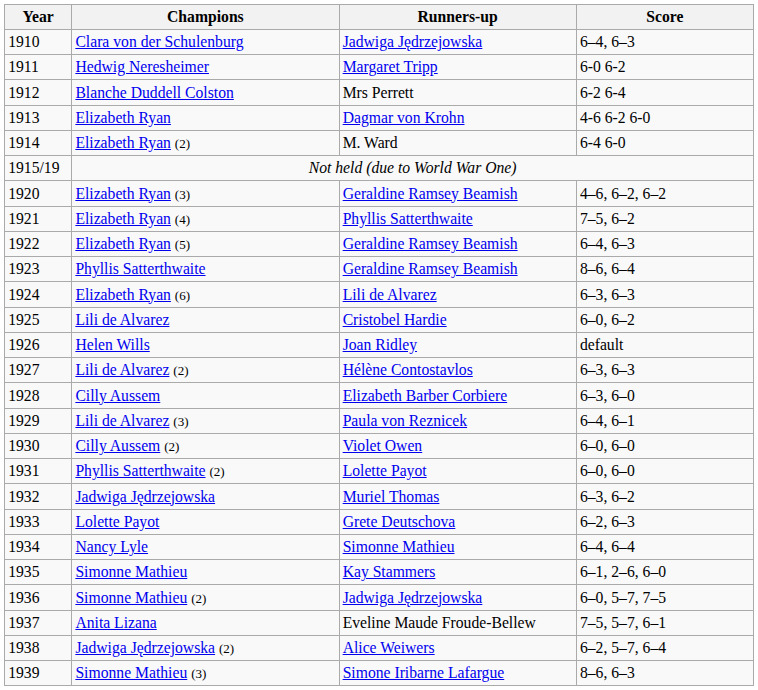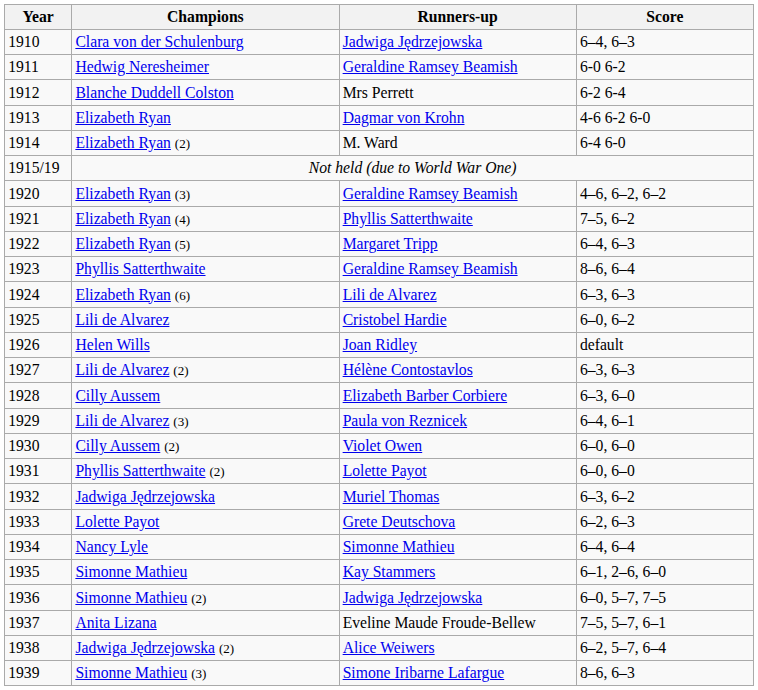(390, 67) Margaret Tripp -> (430, 67) Geraldine Ramsey Beamish
(430, 244) Geraldine Ramsey Beamish -> (390, 244) Margaret Tripp
